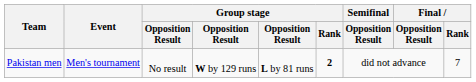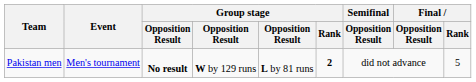(168, 69) normal -> (168, 69) bold
(458, 63) 7 -> (458, 63) 5
